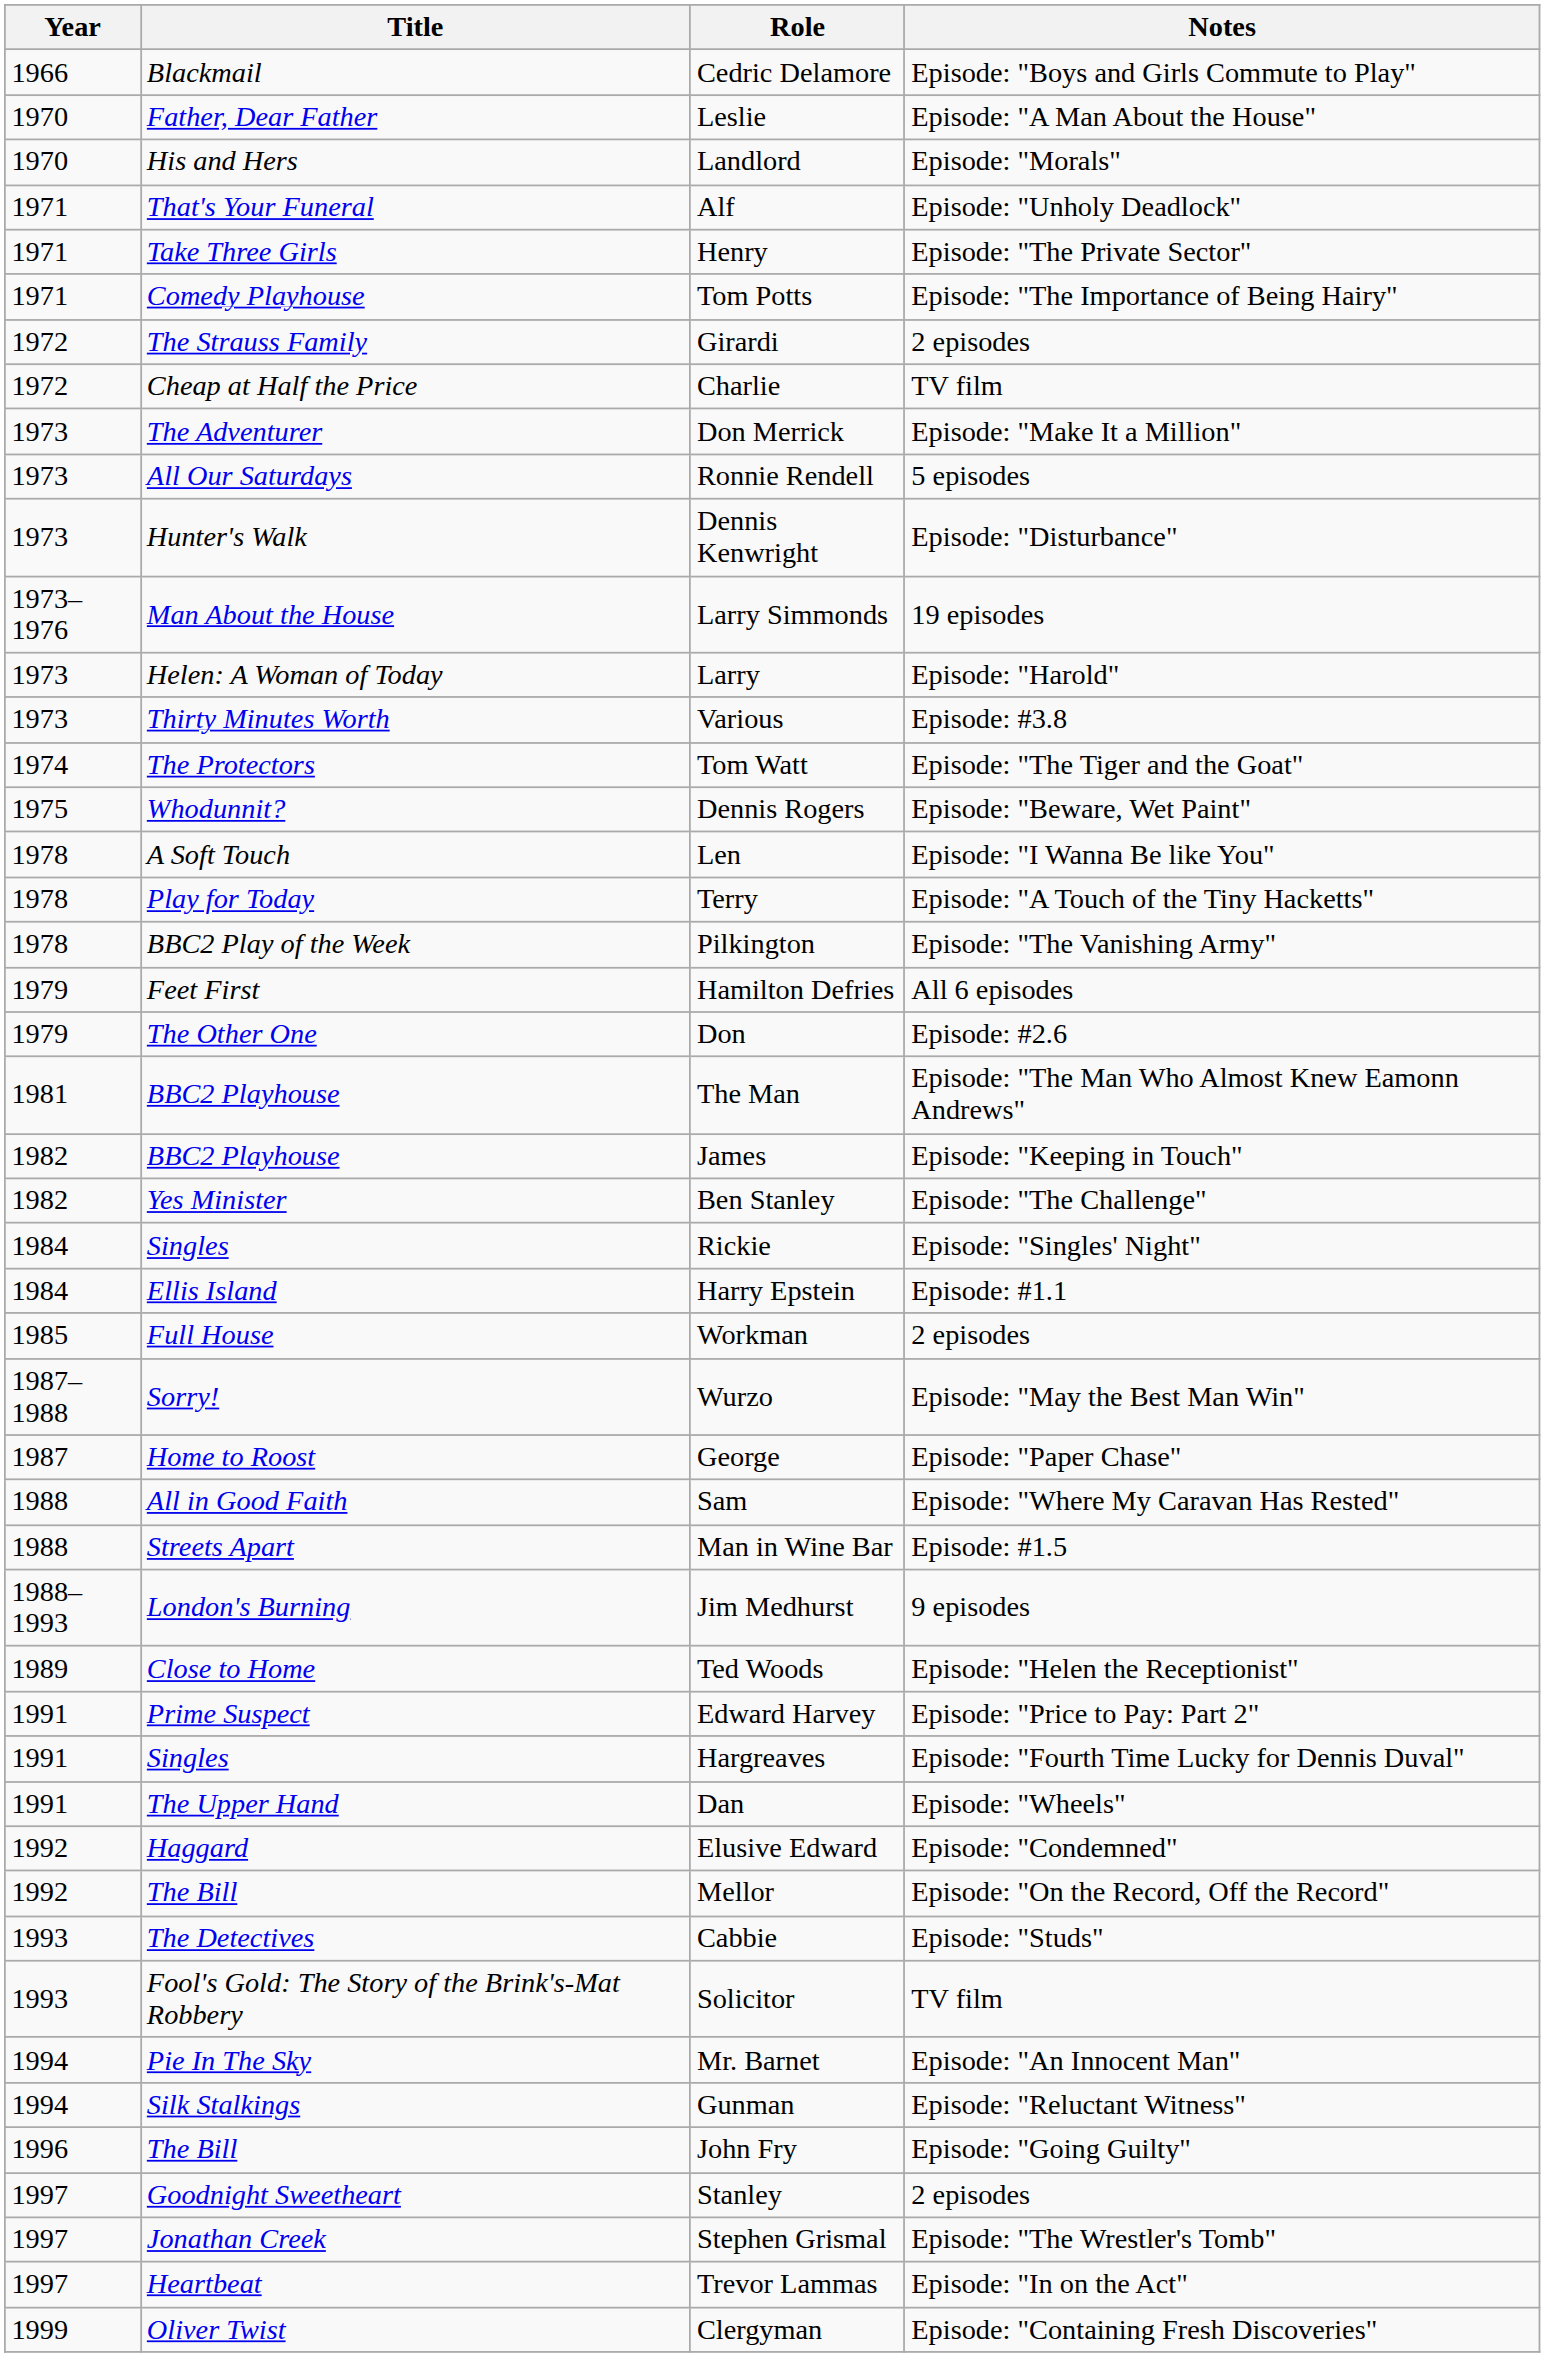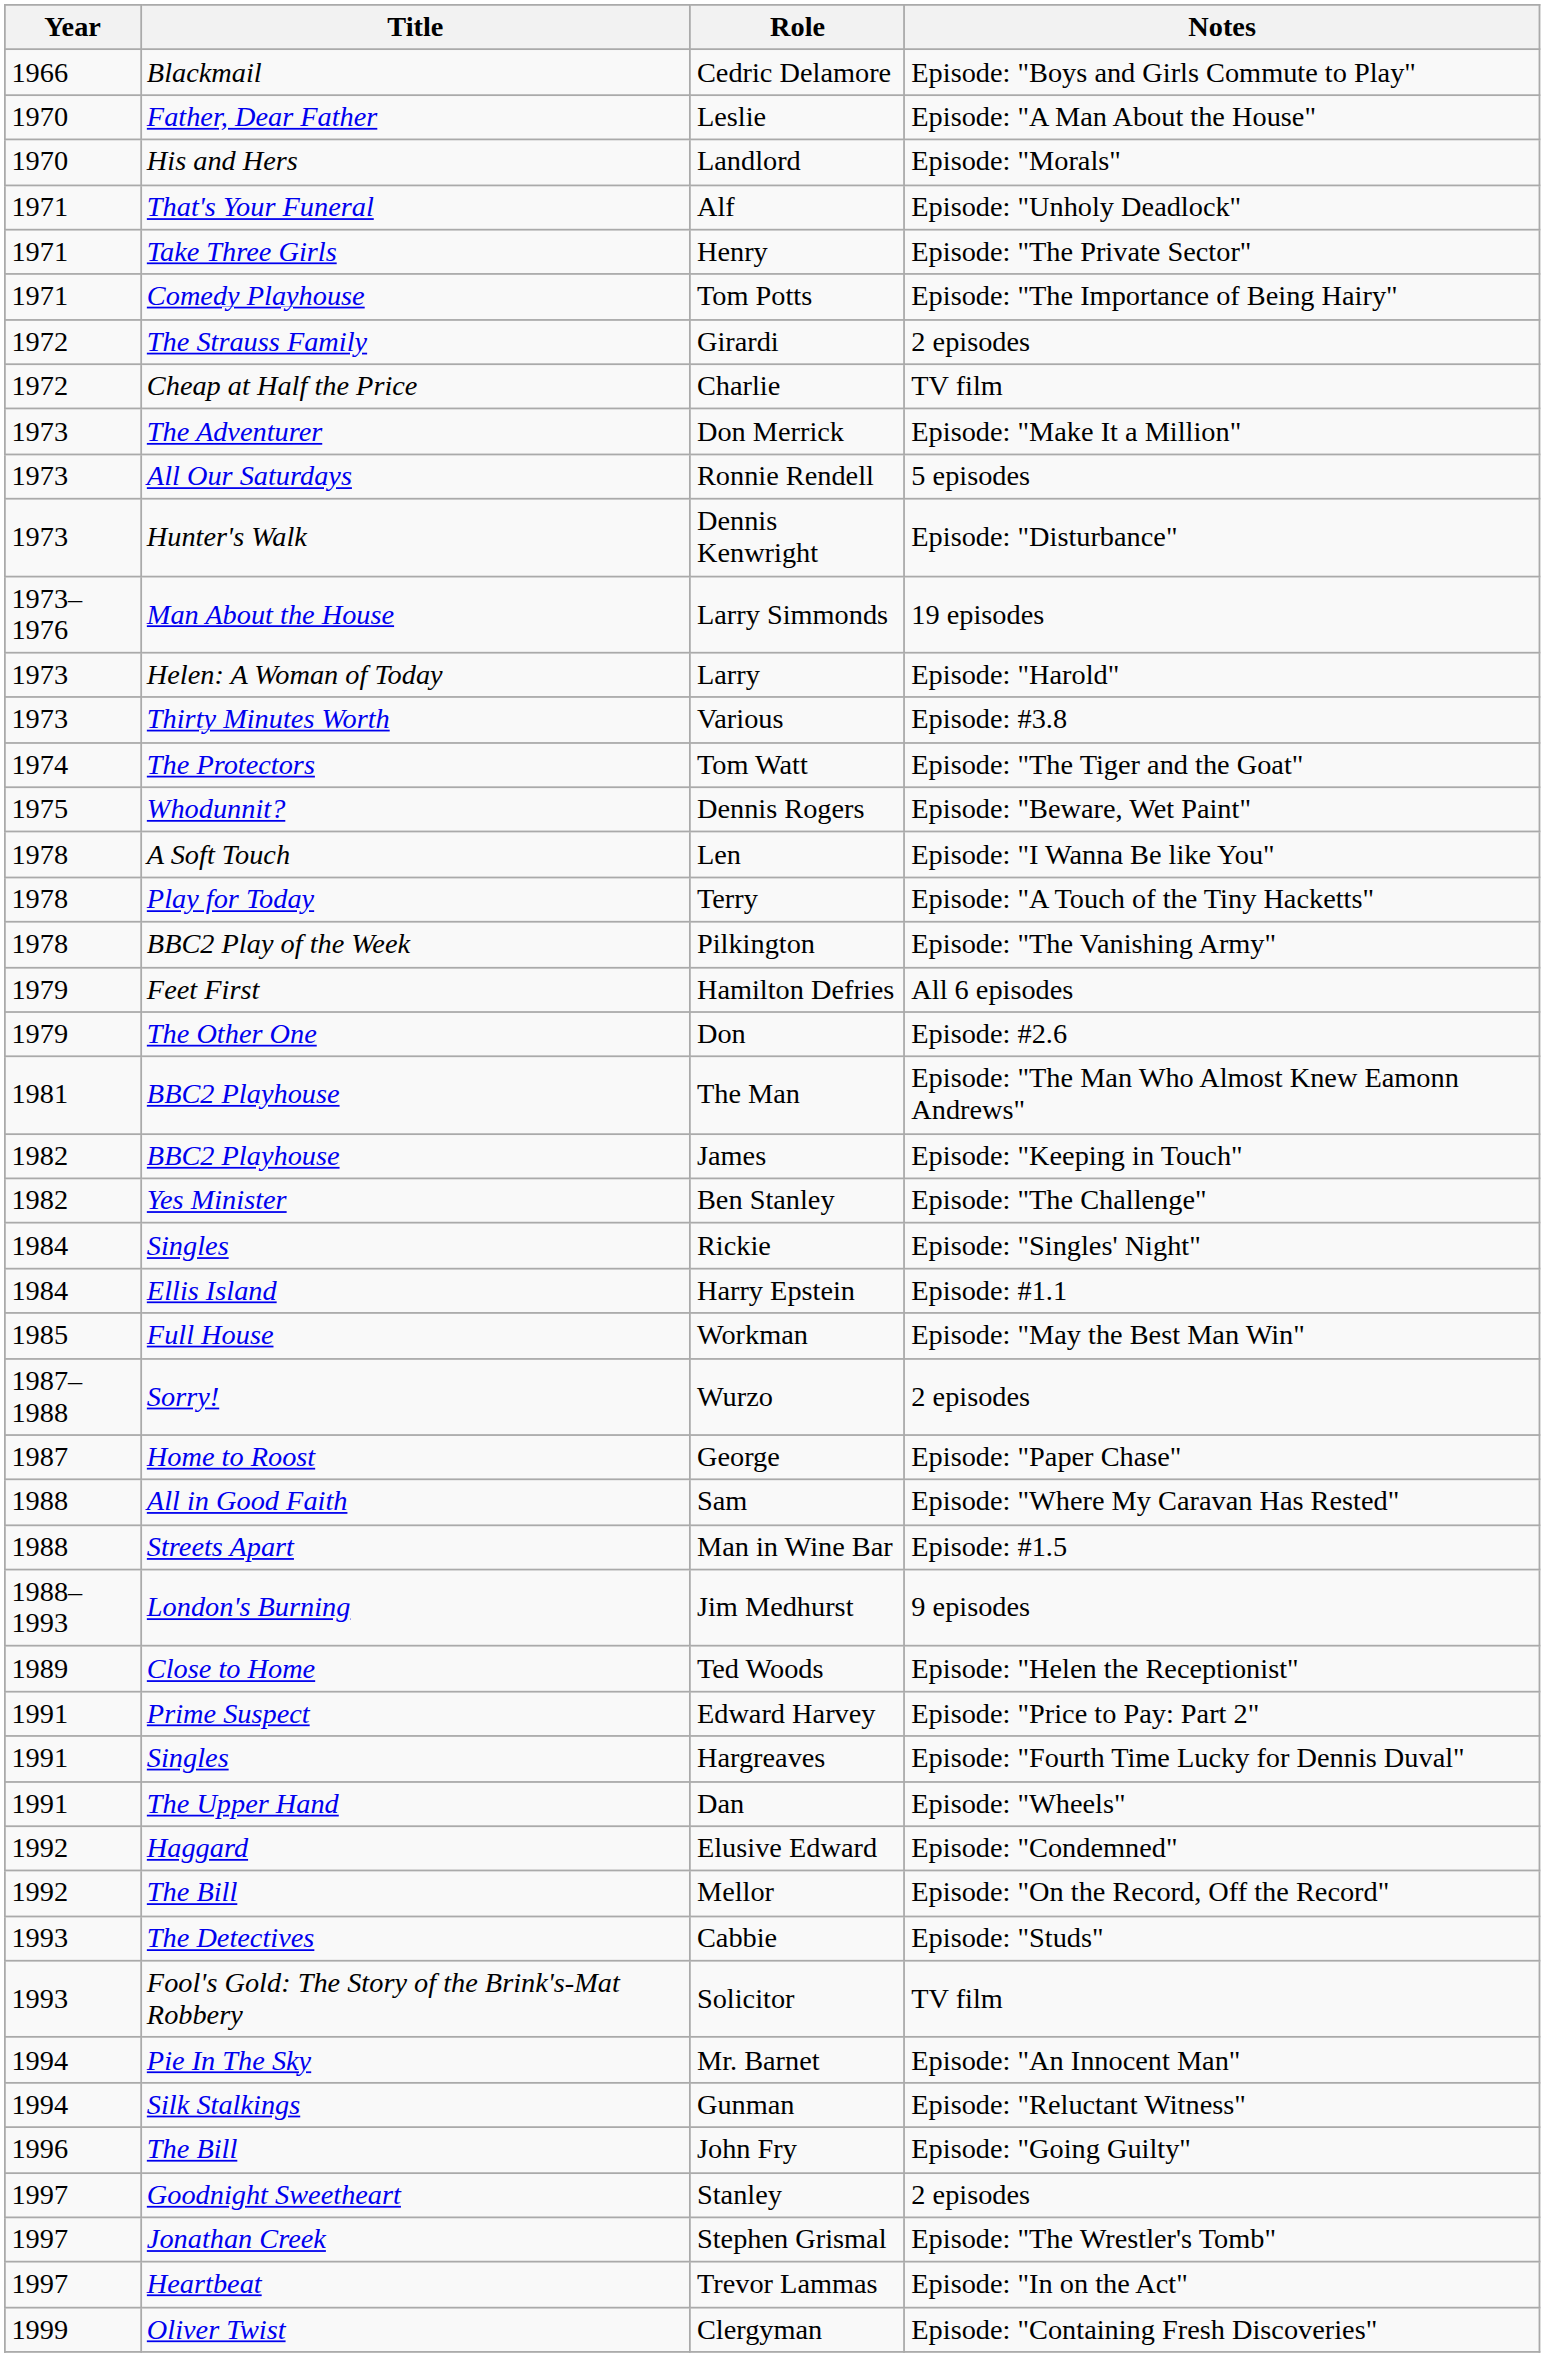(971, 1335) 2 episodes -> (1108, 1335) Episode: "May the Best Man Win"
(1108, 1396) Episode: "May the Best Man Win" -> (971, 1396) 2 episodes
